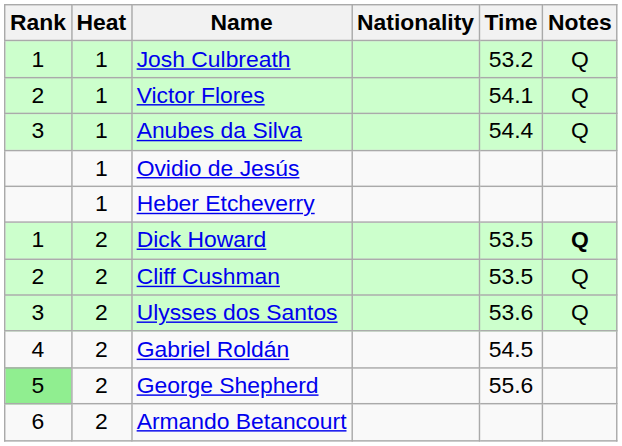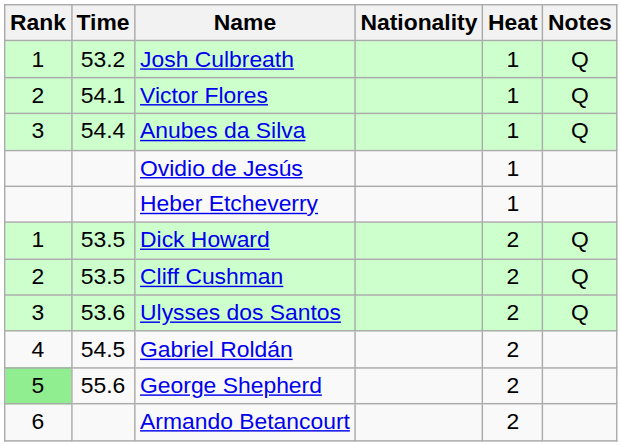columns swapped: (101, 22) <-> (511, 22)
(580, 240) bold -> (580, 240) normal
